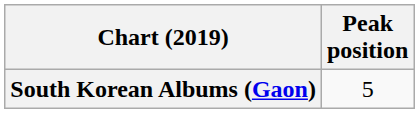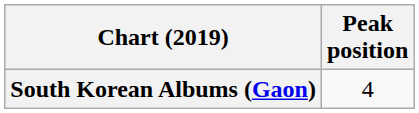(368, 88) 5 -> (368, 88) 4
